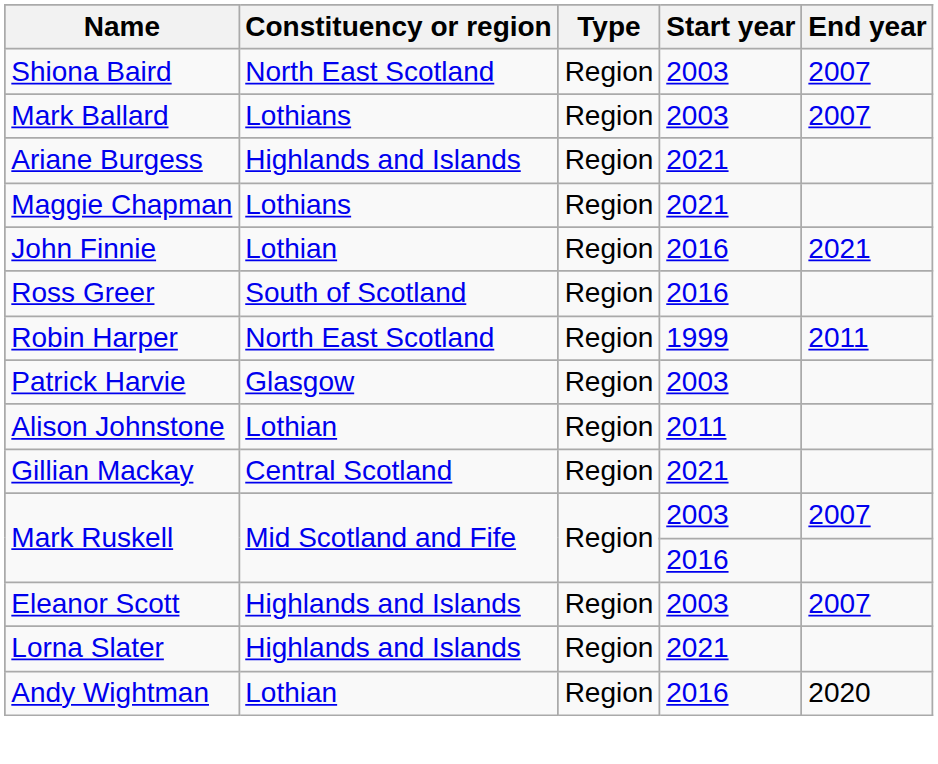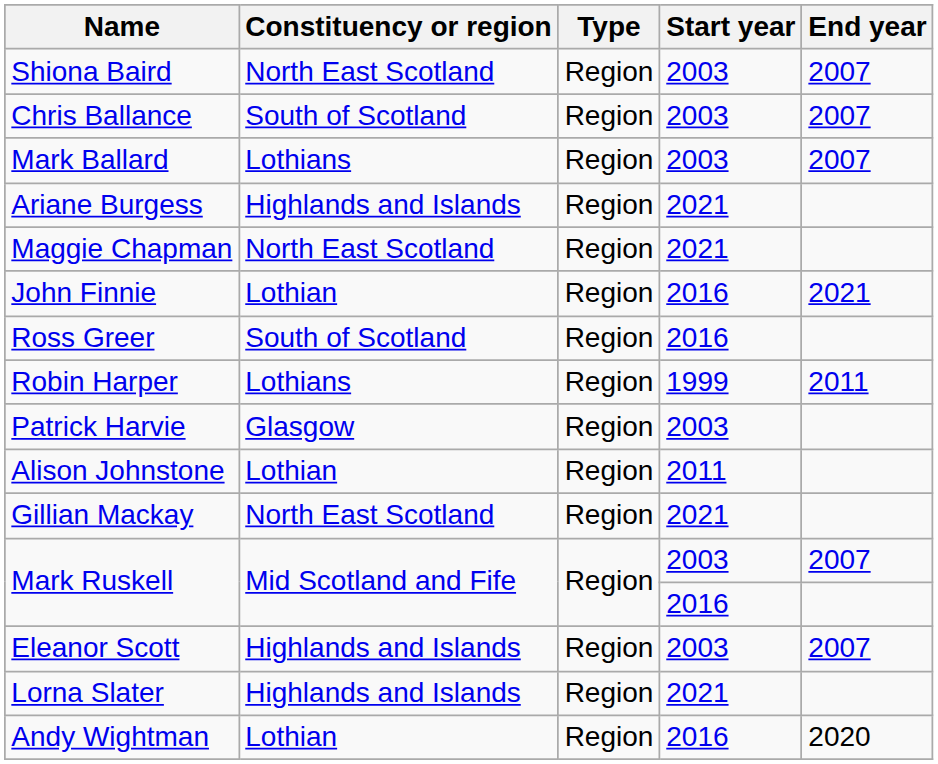+ row: (102, 115)
(298, 204) Lothians -> (370, 248) North East Scotland
(370, 337) North East Scotland -> (298, 381) Lothians
(349, 470) Central Scotland -> (370, 515) North East Scotland
